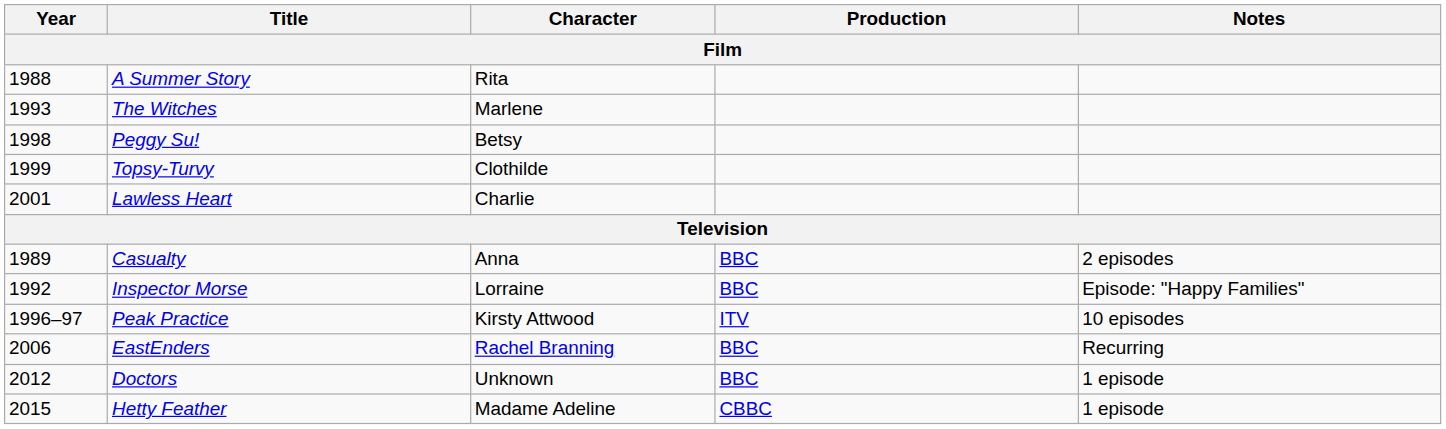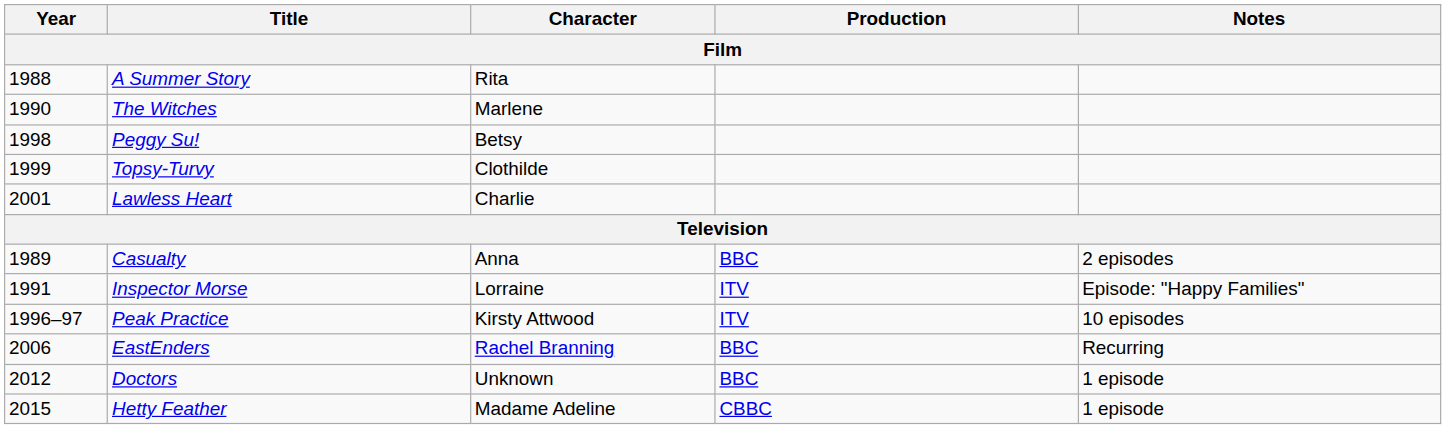(30, 109) 1993 -> (30, 109) 1990
(30, 288) 1992 -> (30, 288) 1991
(739, 288) BBC -> (734, 288) ITV
